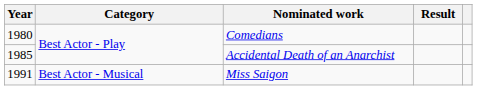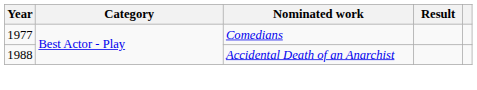(20, 34) 1980 -> (20, 34) 1977
(20, 54) 1985 -> (20, 54) 1988
- row: (257, 74)
